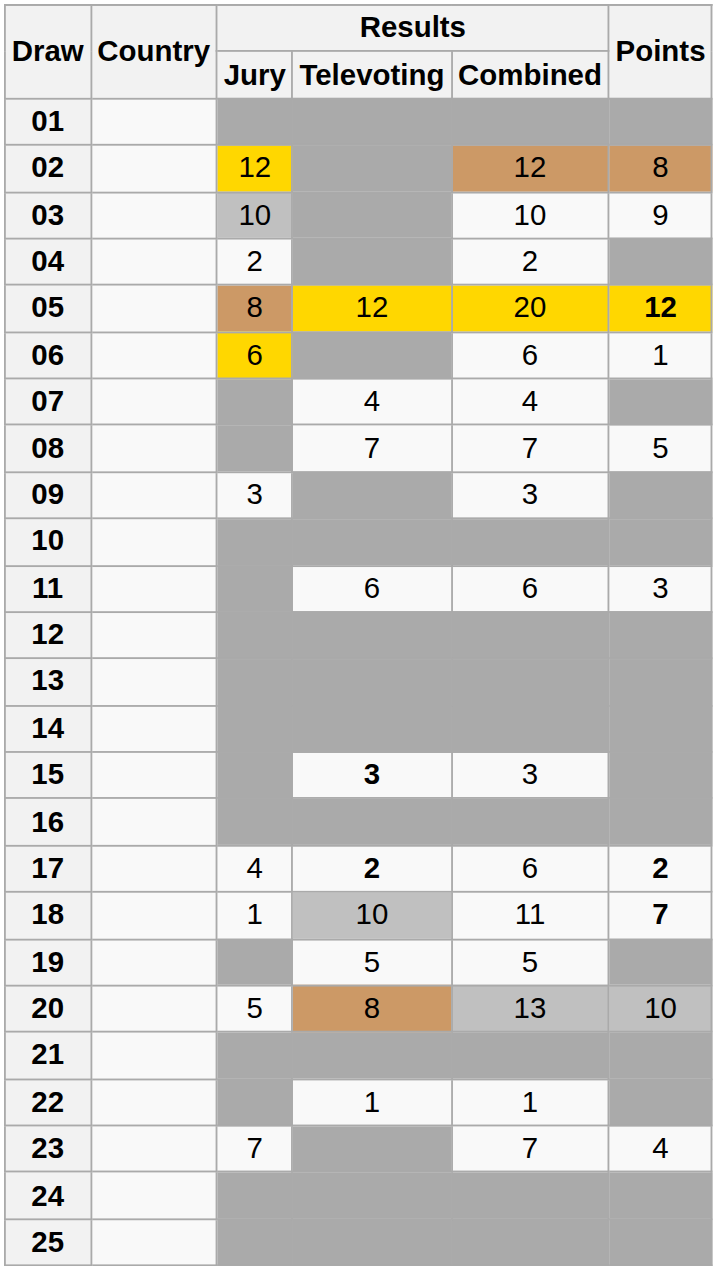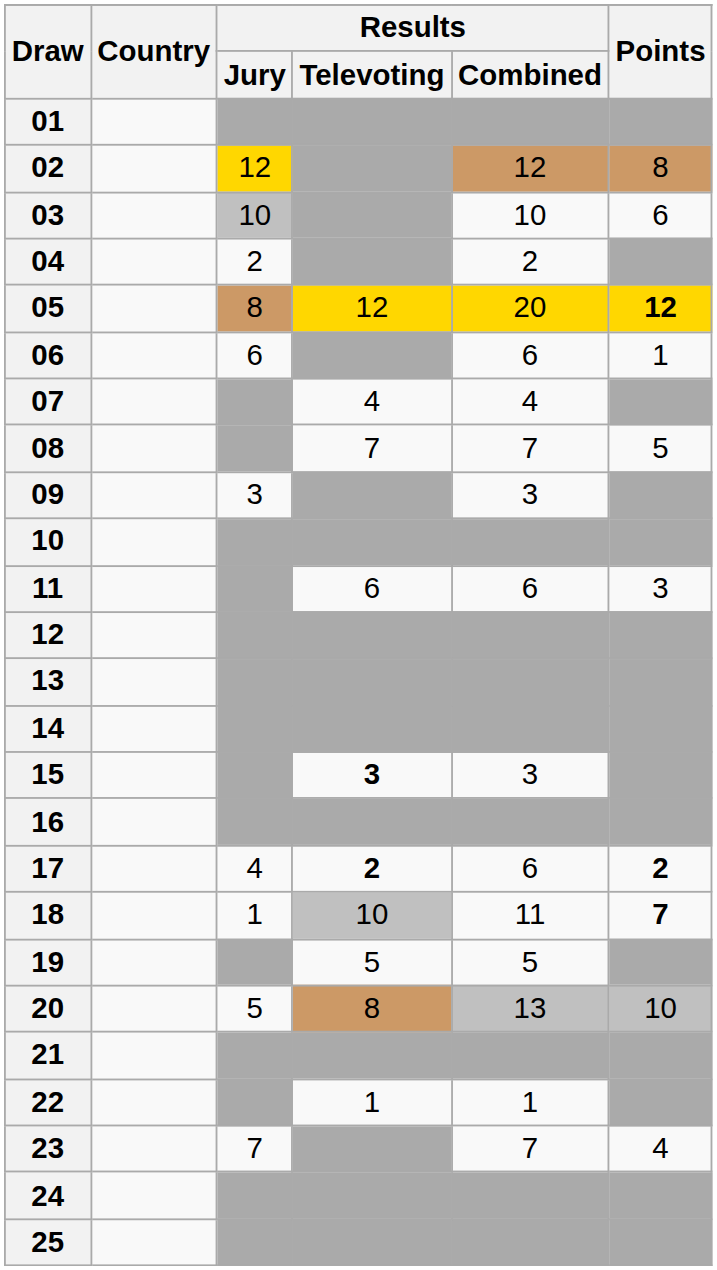(661, 214) 9 -> (661, 214) 6
(255, 354) gold background -> (255, 354) no background
